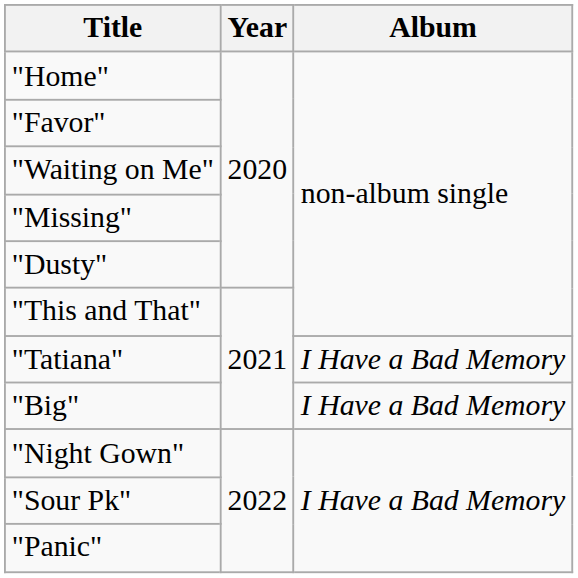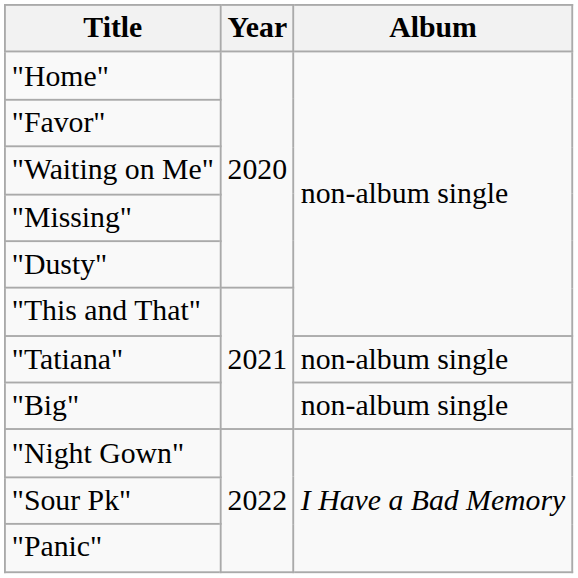(433, 358) I Have a Bad Memory -> (405, 358) non-album single
(433, 405) I Have a Bad Memory -> (405, 405) non-album single
